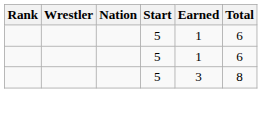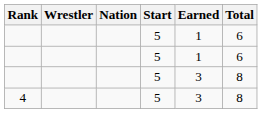+ row: (23, 98)
